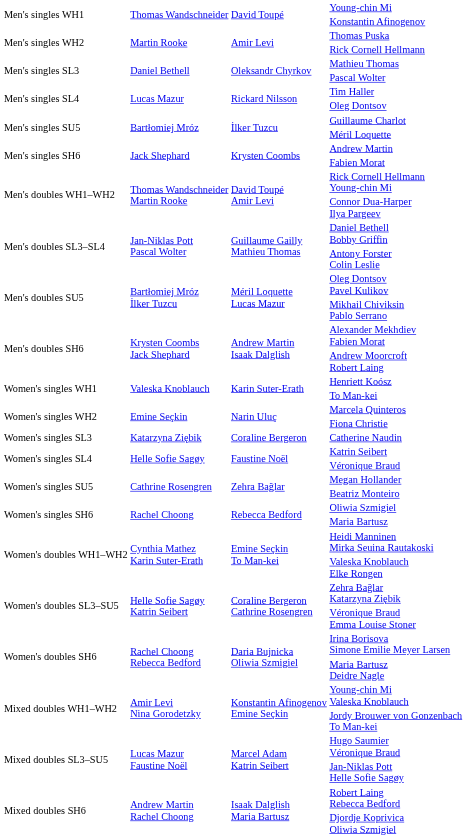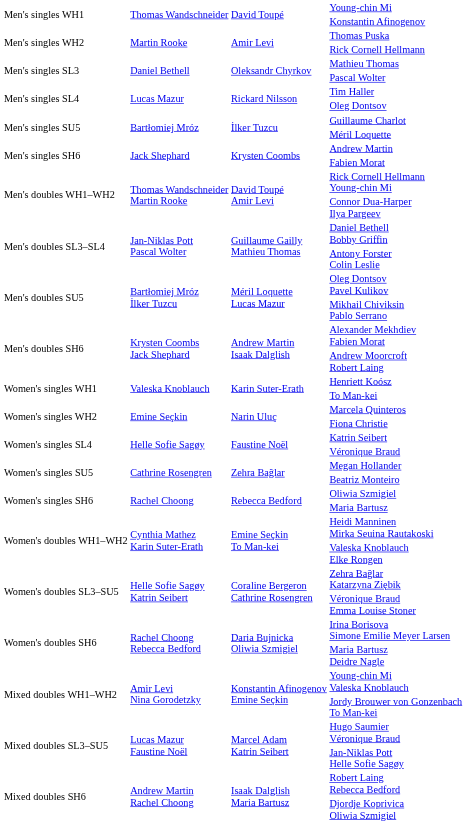- row: (366, 437)
